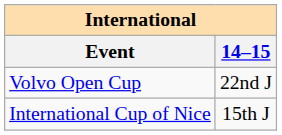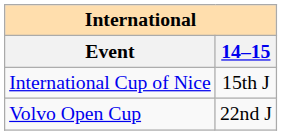rows swapped: (110, 113) <-> (75, 82)
